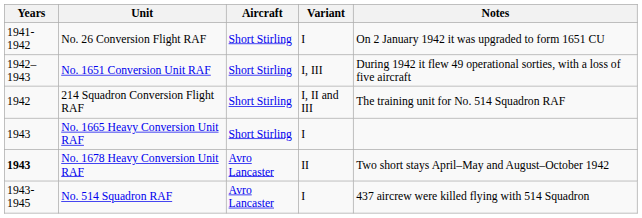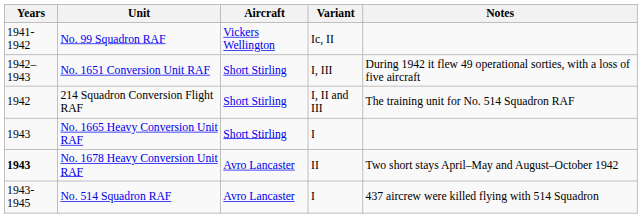+ row: (113, 38)
- row: (134, 38)
